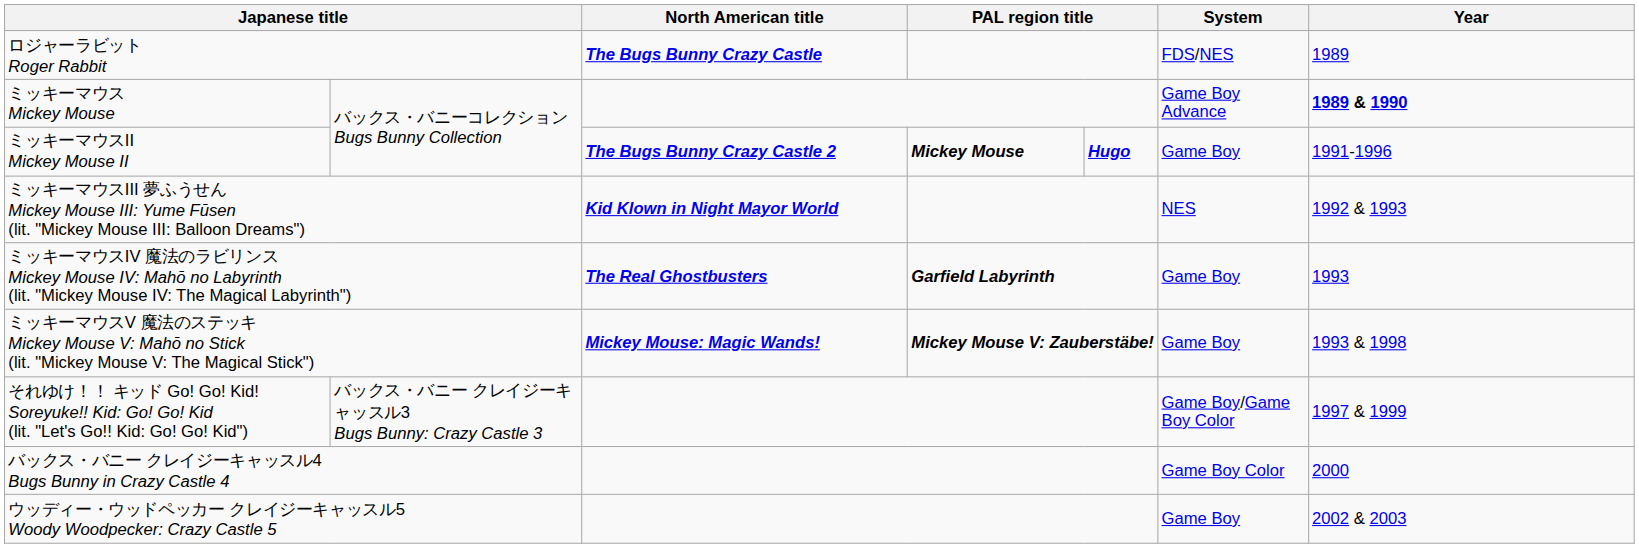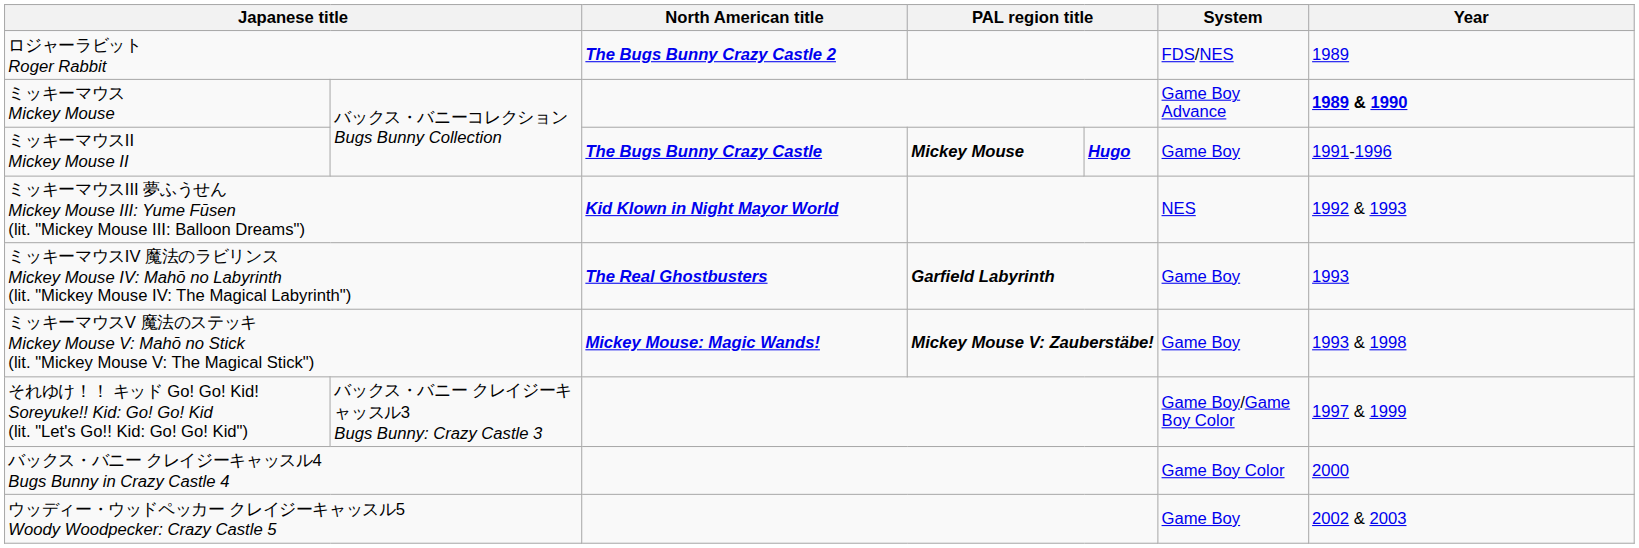(704, 55) The Bugs Bunny Crazy Castle -> (711, 55) The Bugs Bunny Crazy Castle 2
(711, 151) The Bugs Bunny Crazy Castle 2 -> (704, 151) The Bugs Bunny Crazy Castle
